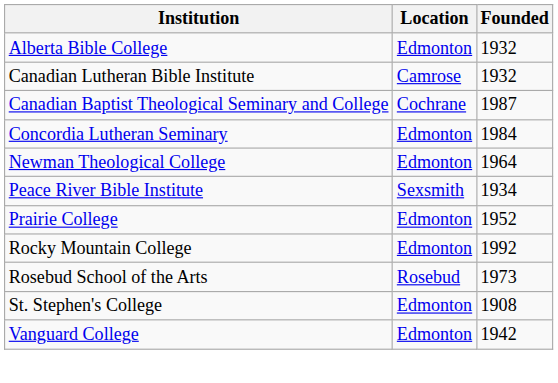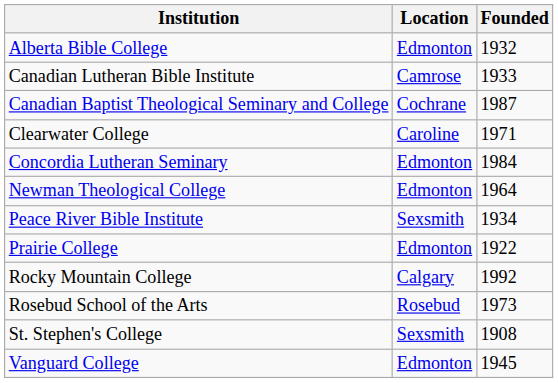(499, 76) 1932 -> (499, 76) 1933
+ row: (79, 133)
(499, 219) 1952 -> (499, 248) 1922
(435, 248) Edmonton -> (425, 276) Calgary
(435, 305) Edmonton -> (430, 334) Sexsmith
(499, 334) 1942 -> (499, 362) 1945
